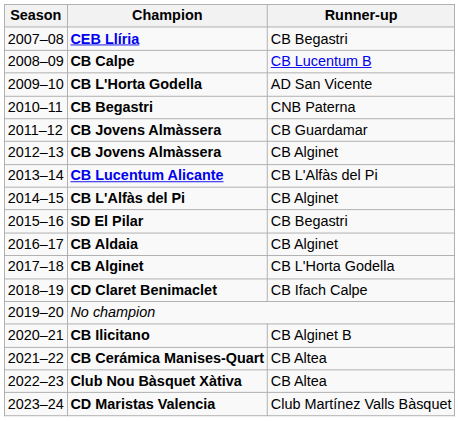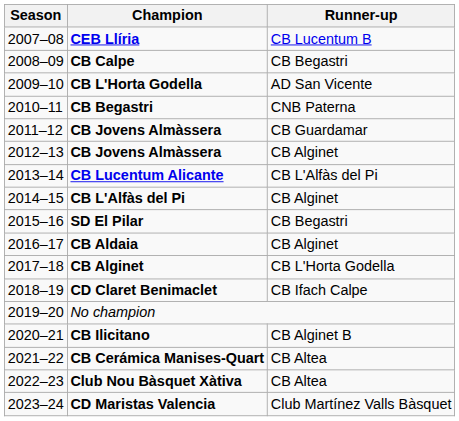(309, 38) CB Begastri -> (321, 38) CB Lucentum B
(321, 61) CB Lucentum B -> (309, 61) CB Begastri
